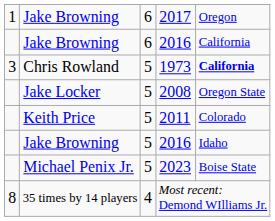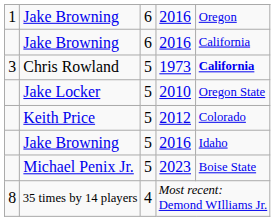(175, 17) 2017 -> (175, 17) 2016
(175, 92) 2008 -> (175, 92) 2010
(175, 117) 2011 -> (175, 117) 2012
